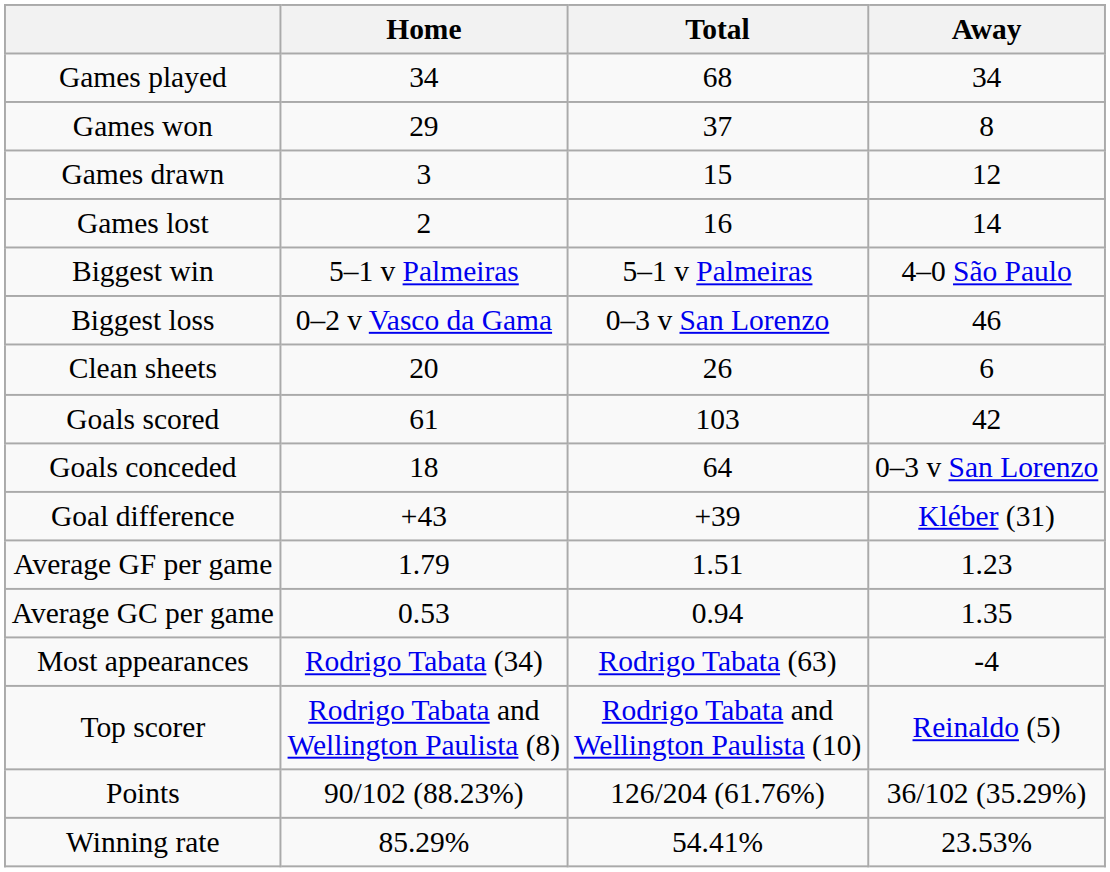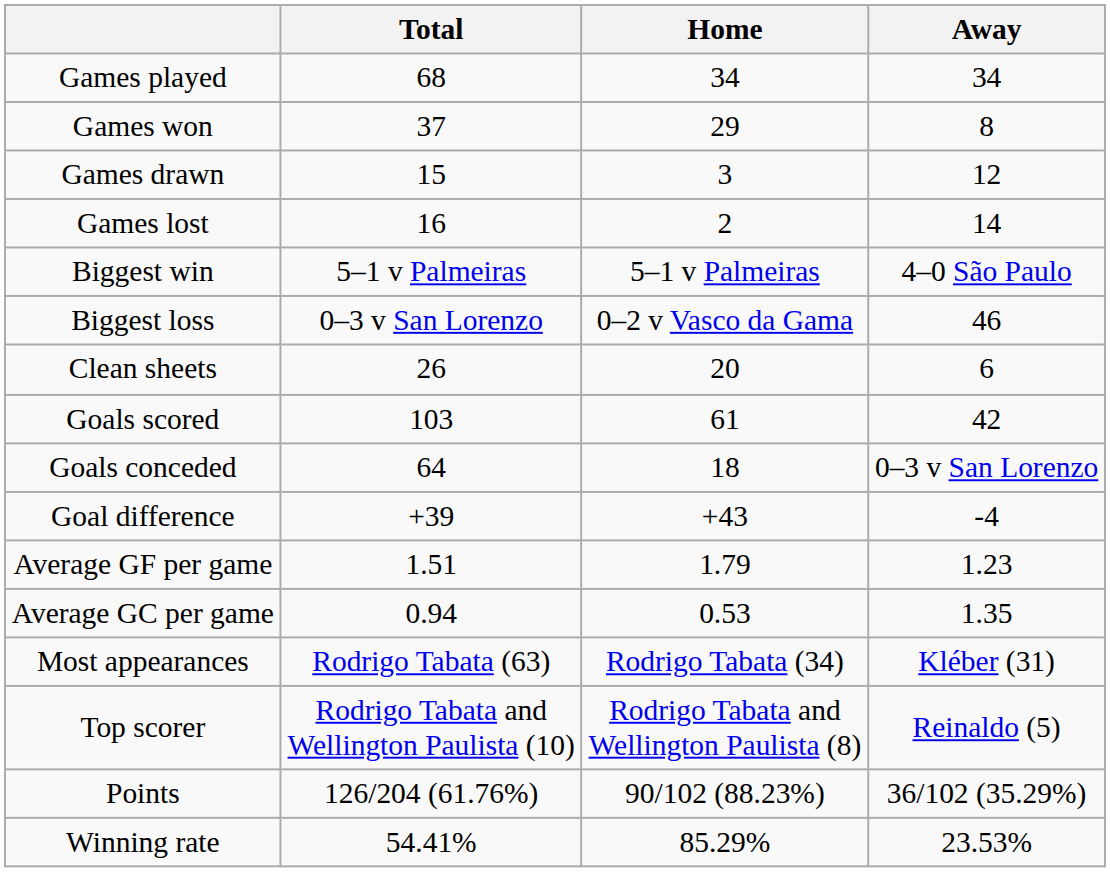columns swapped: (718, 28) <-> (424, 28)
(987, 515) Kléber (31) -> (987, 515) -4
(987, 661) -4 -> (987, 661) Kléber (31)
